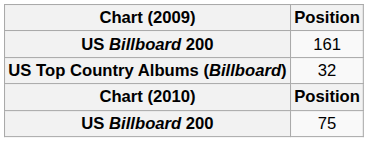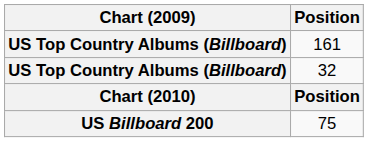(147, 44) US Billboard 200 -> (147, 44) US Top Country Albums (Billboard)
